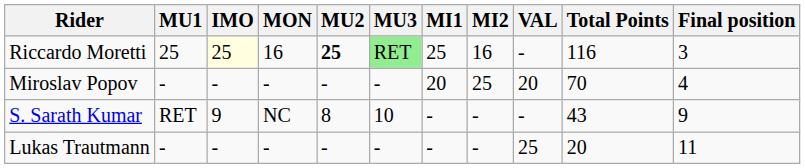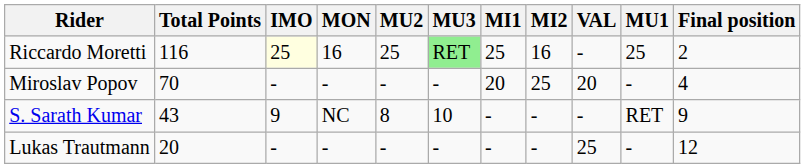columns swapped: (181, 20) <-> (618, 20)
(331, 52) bold -> (390, 52) normal
(683, 52) 3 -> (683, 52) 2
(688, 147) 11 -> (688, 147) 12
